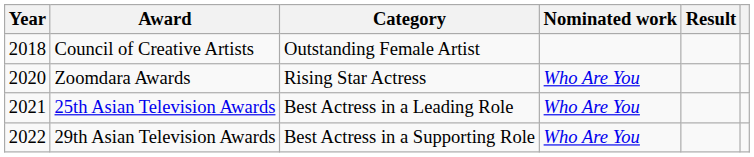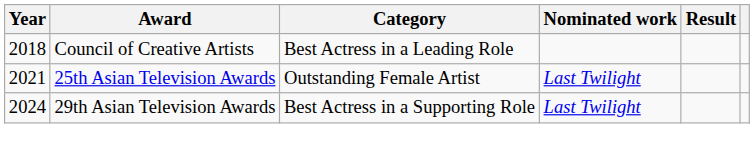(382, 48) Outstanding Female Artist -> (399, 48) Best Actress in a Leading Role
- row: (122, 78)
(399, 107) Best Actress in a Leading Role -> (382, 78) Outstanding Female Artist
(592, 107) Who Are You -> (592, 78) Last Twilight
(27, 136) 2022 -> (27, 107) 2024
(592, 136) Who Are You -> (592, 107) Last Twilight
